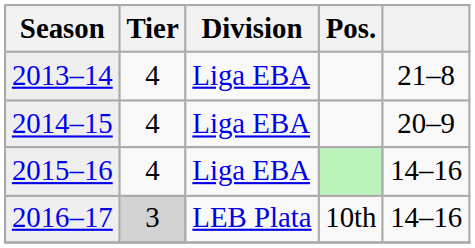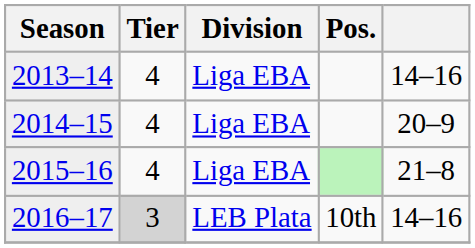(426, 75) 21–8 -> (426, 75) 14–16
(426, 170) 14–16 -> (426, 170) 21–8
